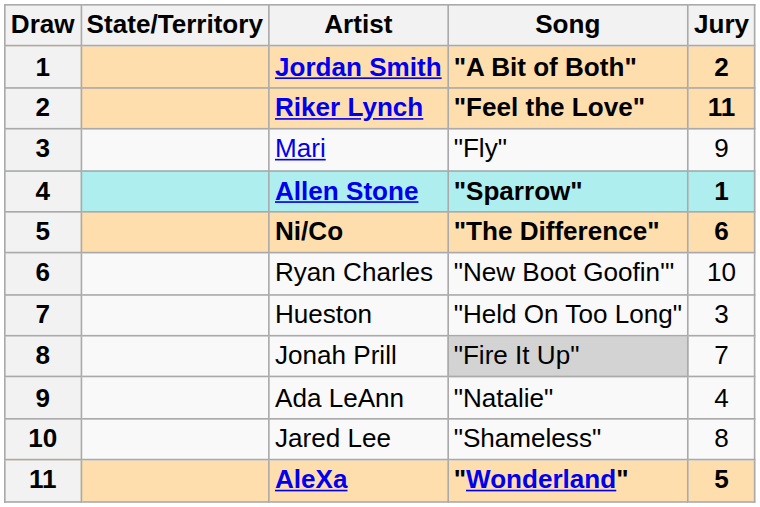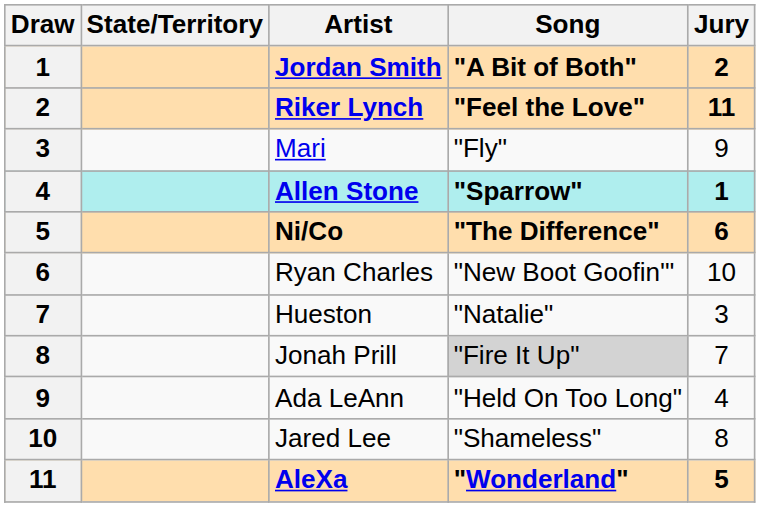(568, 314) "Held On Too Long" -> (504, 314) "Natalie"
(504, 397) "Natalie" -> (568, 397) "Held On Too Long"
